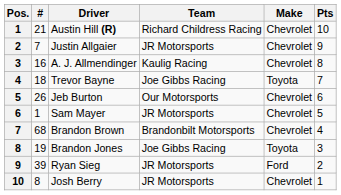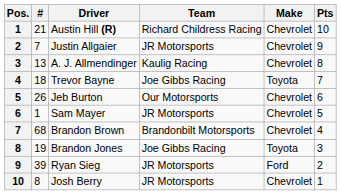(40, 63) 16 -> (40, 63) 13
